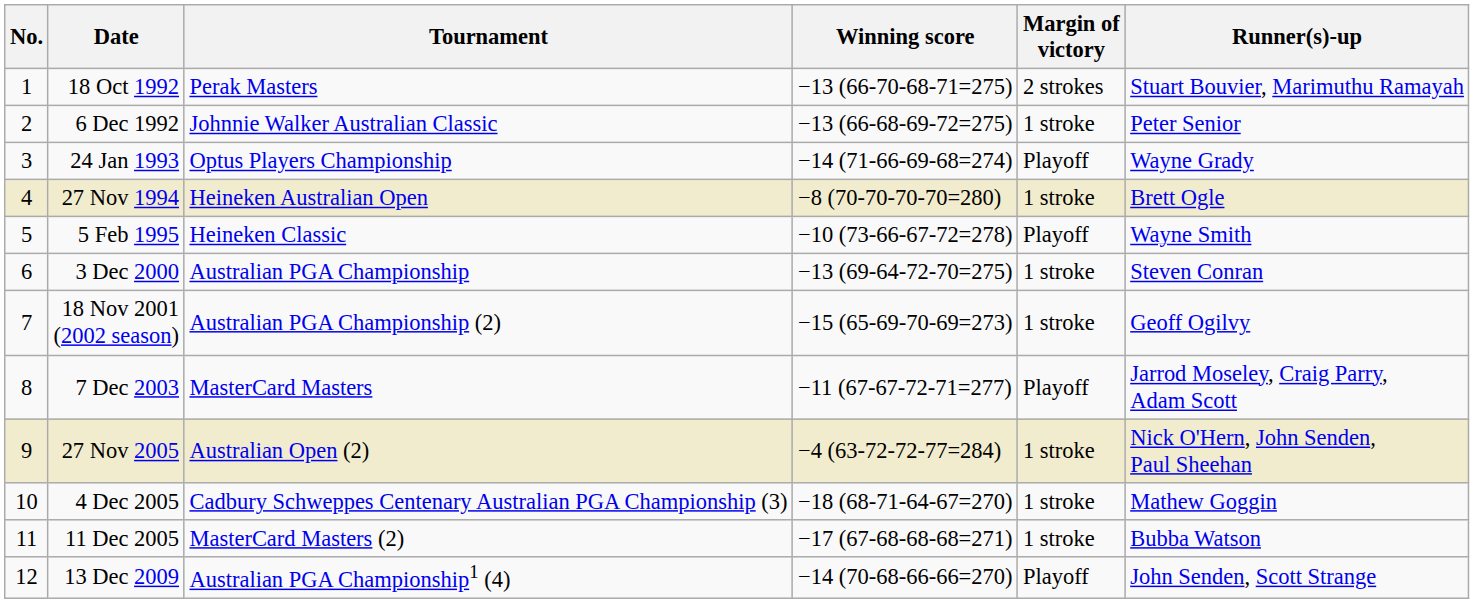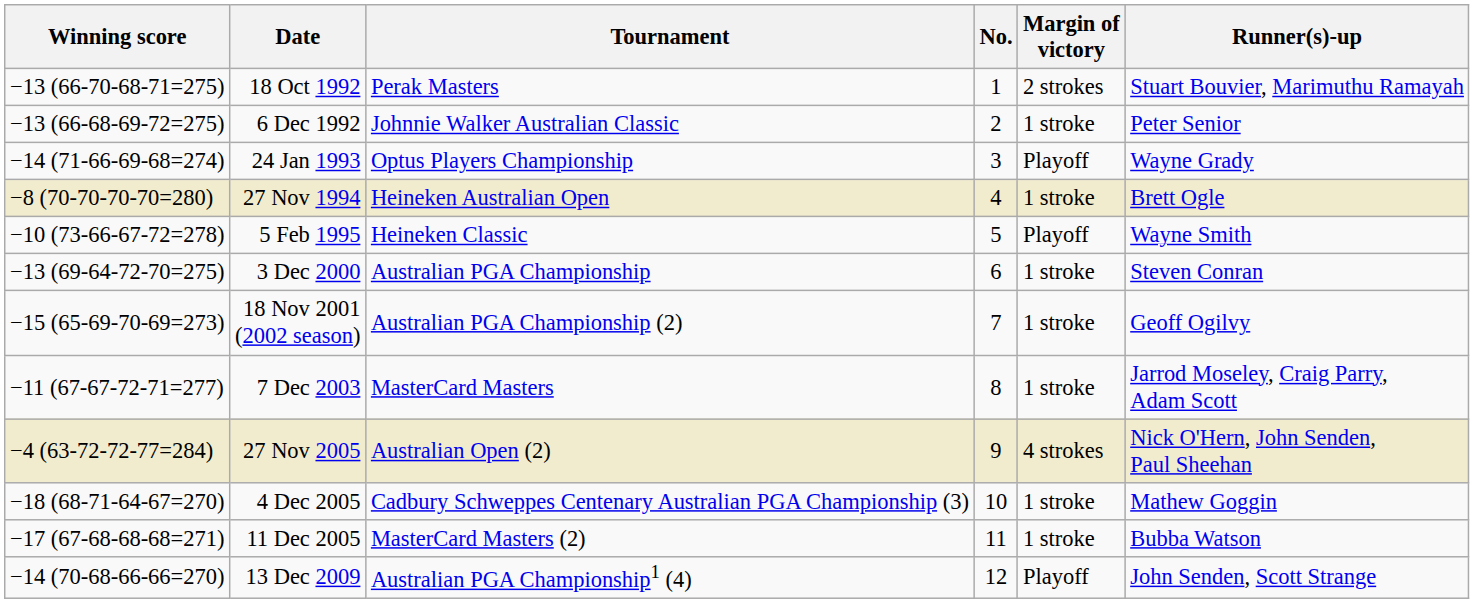columns swapped: (27, 36) <-> (905, 36)
(1056, 386) Playoff -> (1059, 386) 1 stroke
(1059, 450) 1 stroke -> (1063, 450) 4 strokes
